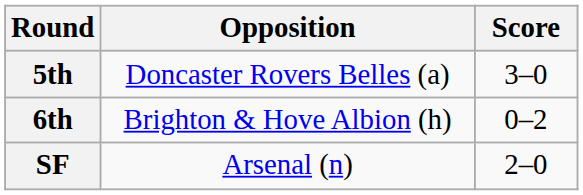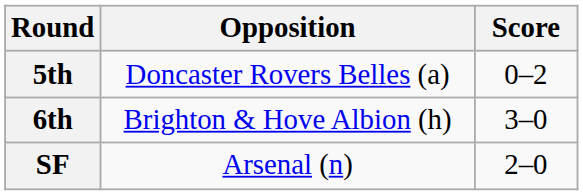(526, 73) 3–0 -> (526, 73) 0–2
(526, 119) 0–2 -> (526, 119) 3–0
